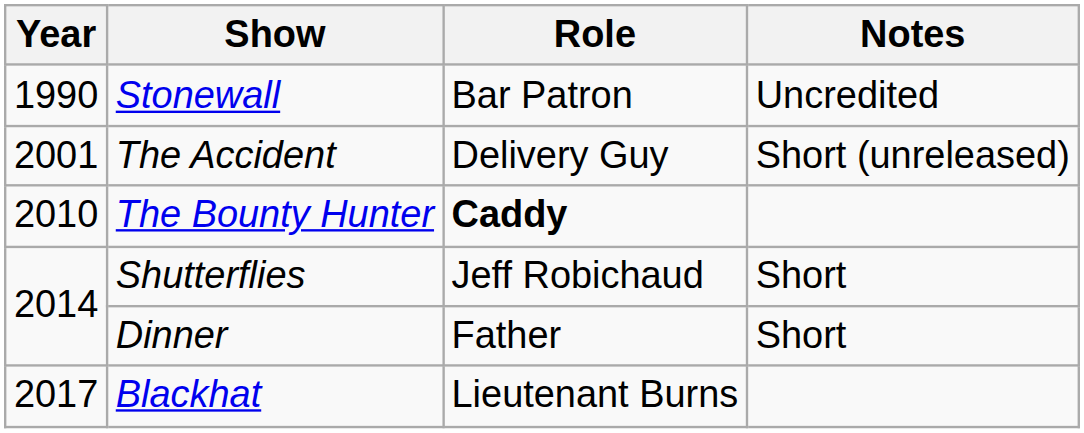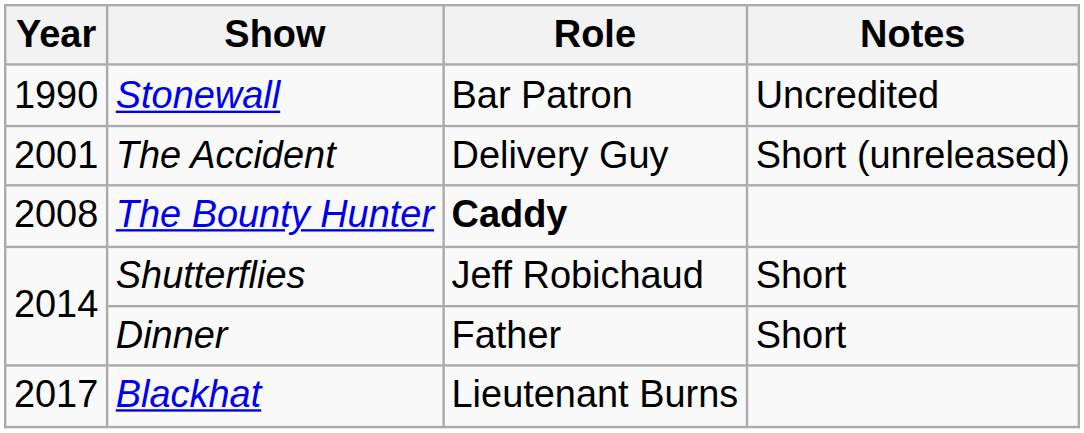(56, 214) 2010 -> (56, 214) 2008
